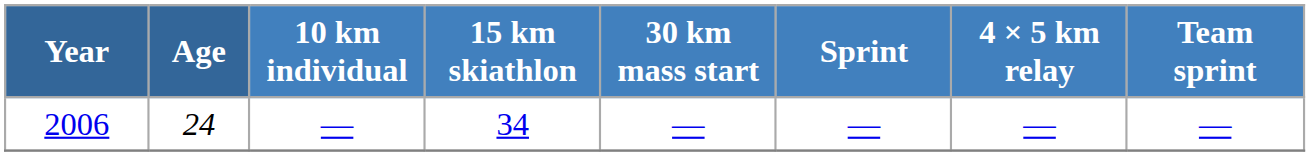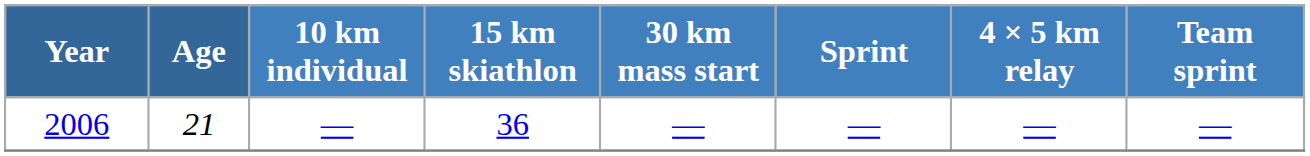(199, 123) 24 -> (199, 123) 21
(513, 123) 34 -> (513, 123) 36
